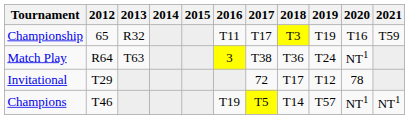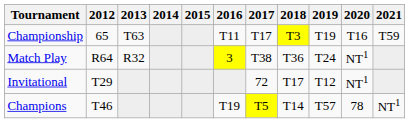(134, 35) R32 -> (134, 35) T63
(134, 57) T63 -> (134, 57) R32
(357, 79) 78 -> (357, 81) NT1
(357, 102) NT1 -> (357, 105) 78
